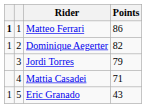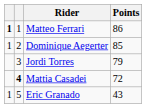(118, 46) 82 -> (118, 46) 85
(19, 79) normal -> (19, 79) bold
(118, 79) 71 -> (118, 79) 72
